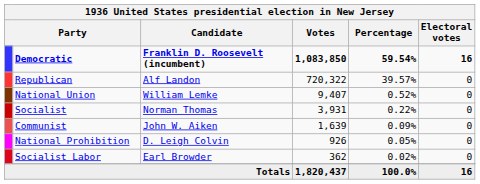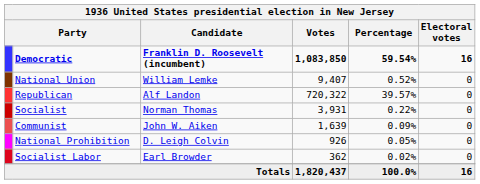rows swapped: (44, 80) <-> (55, 95)
